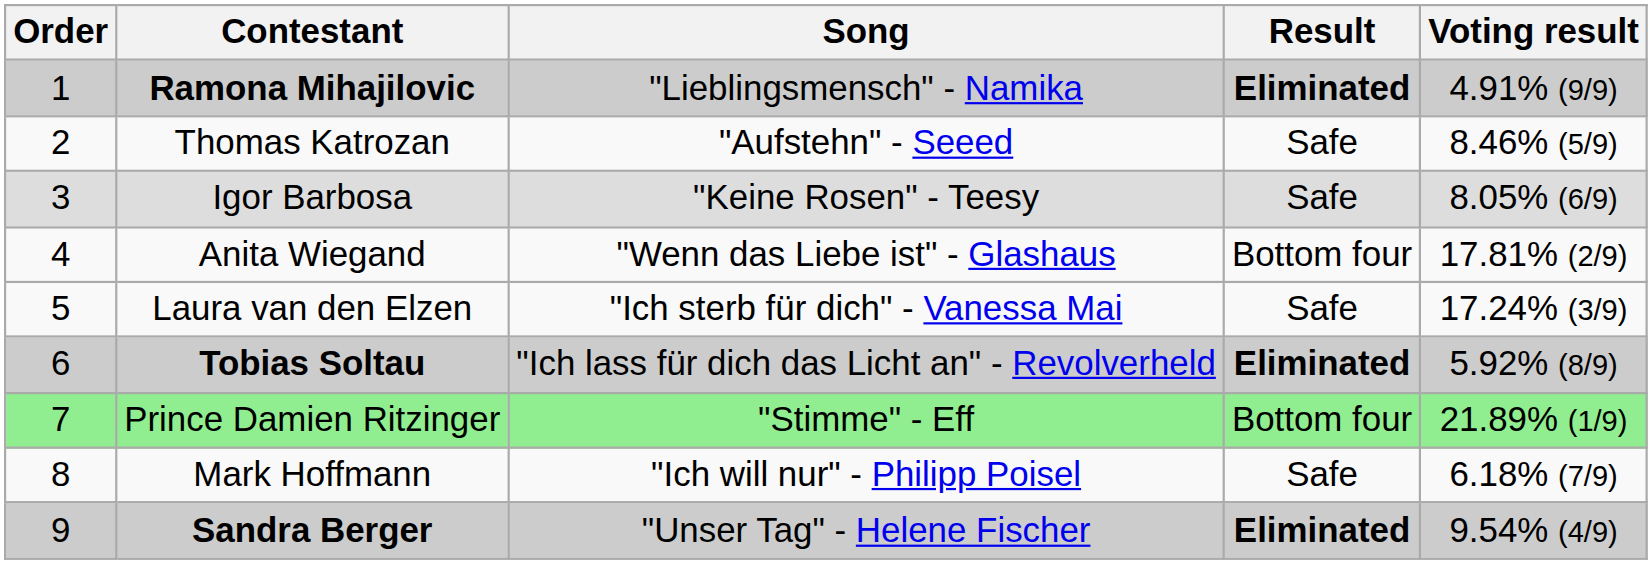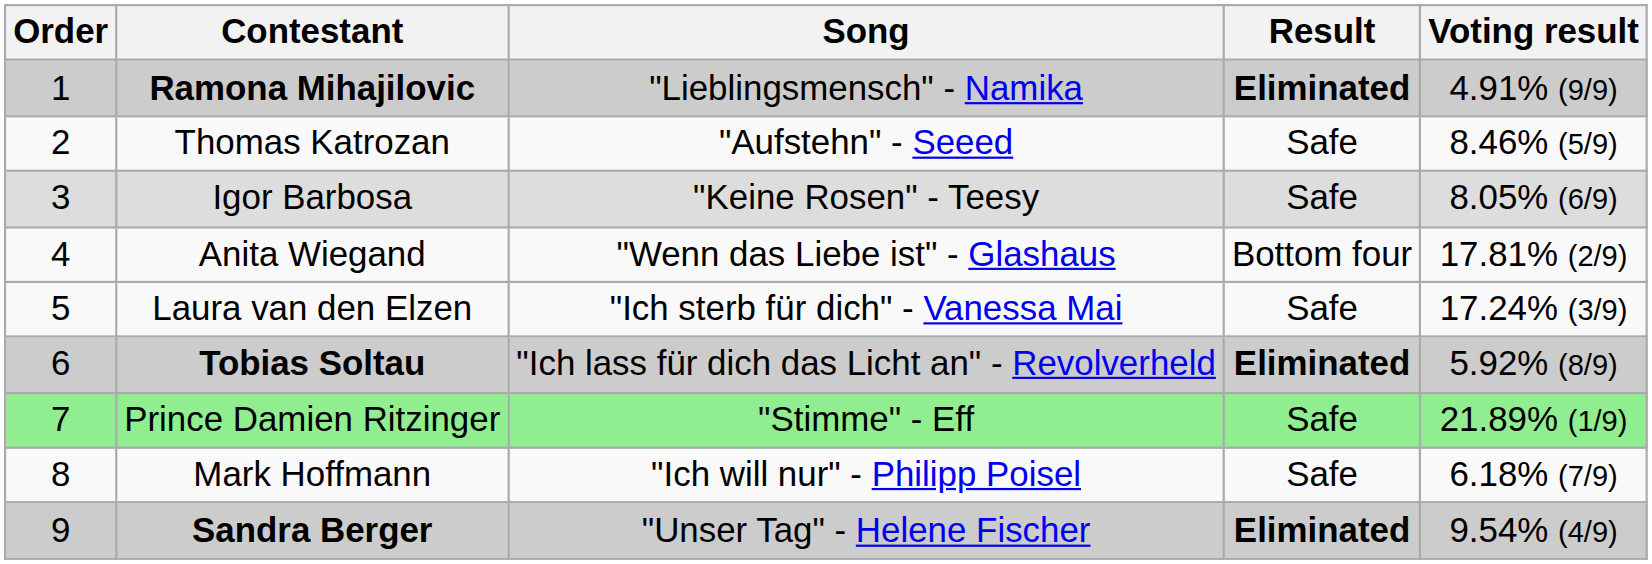(1322, 419) Bottom four -> (1322, 419) Safe
